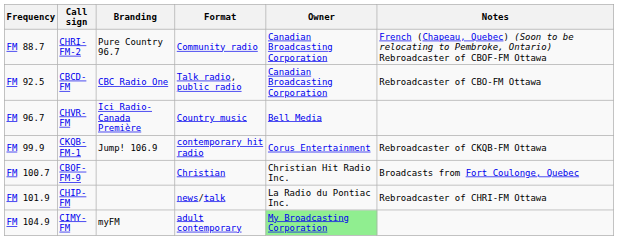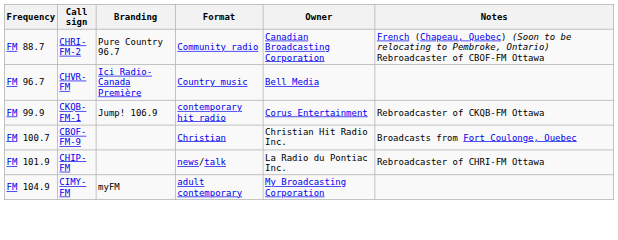- row: (25, 82)
(308, 223) lightgreen background -> (306, 187) no background
